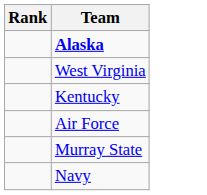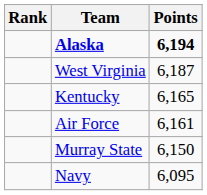+ column: (176, 17)
